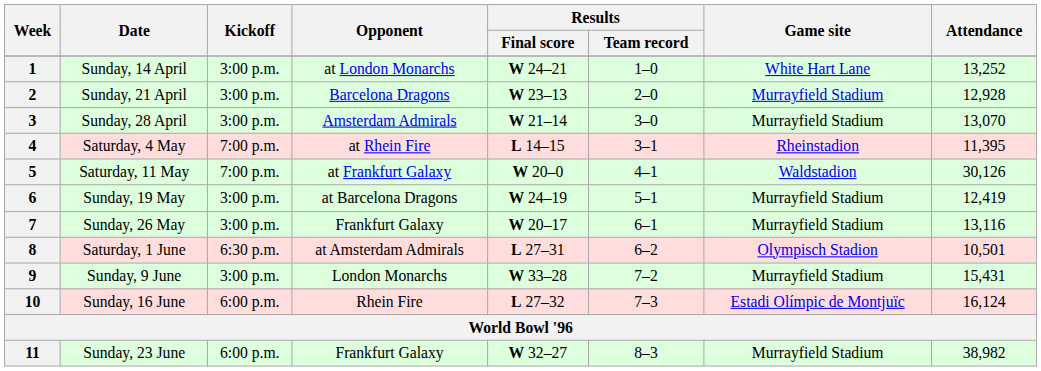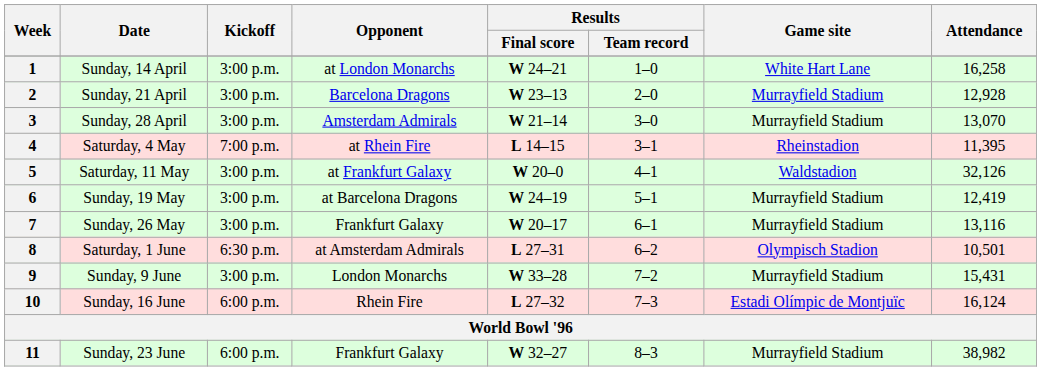(984, 69) 13,252 -> (984, 69) 16,258
(250, 172) 7:00 p.m. -> (250, 172) 3:00 p.m.
(984, 172) 30,126 -> (984, 172) 32,126
